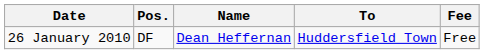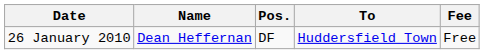columns swapped: (154, 16) <-> (234, 16)
